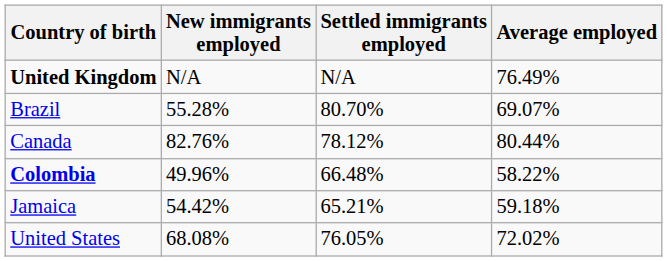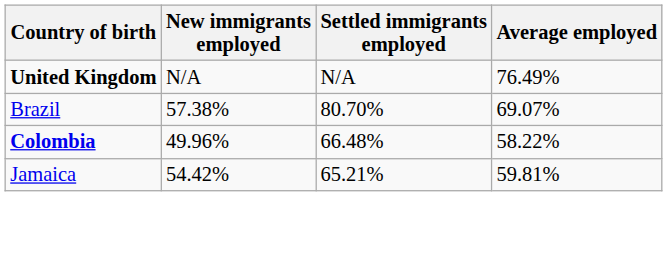(197, 109) 55.28% -> (197, 109) 57.38%
- row: (41, 141)
(528, 206) 59.18% -> (528, 174) 59.81%
- row: (65, 239)
